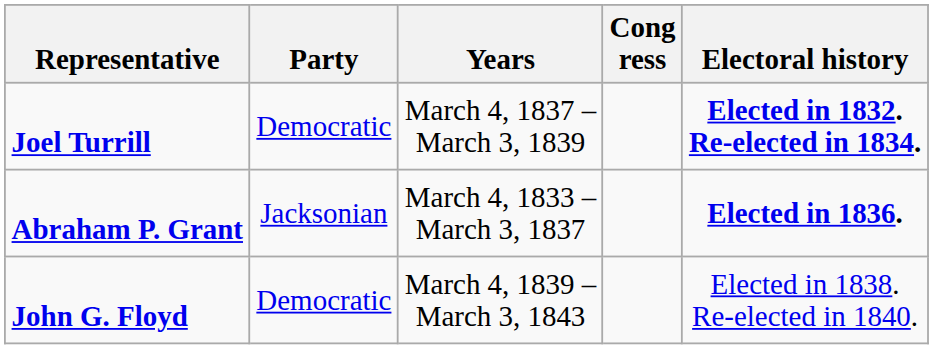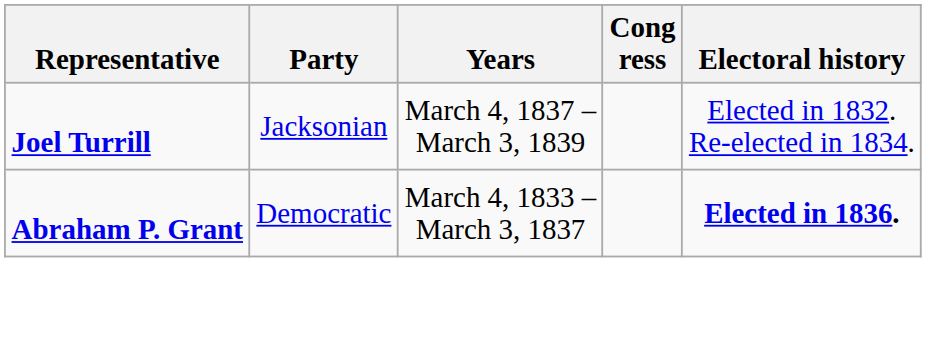(324, 126) Democratic -> (324, 126) Jacksonian
(805, 126) bold -> (802, 126) normal
(324, 213) Jacksonian -> (324, 213) Democratic
- row: (100, 316)
